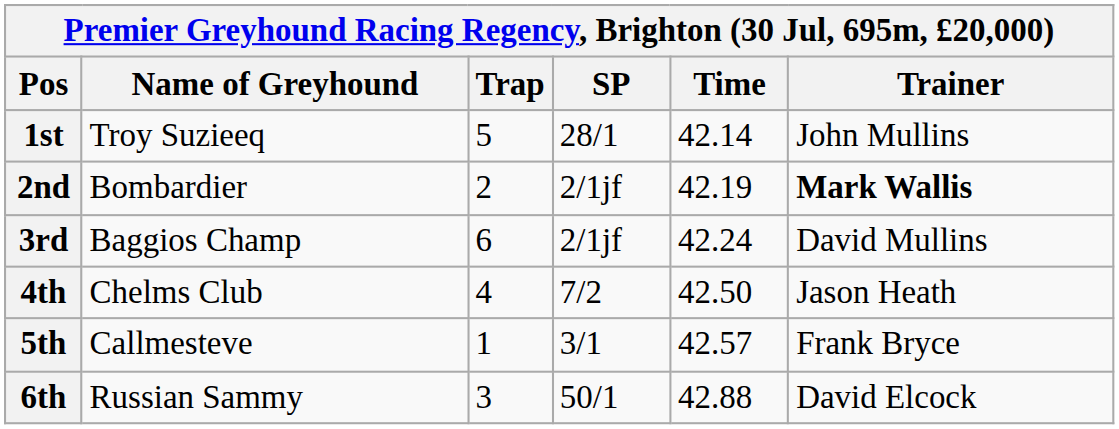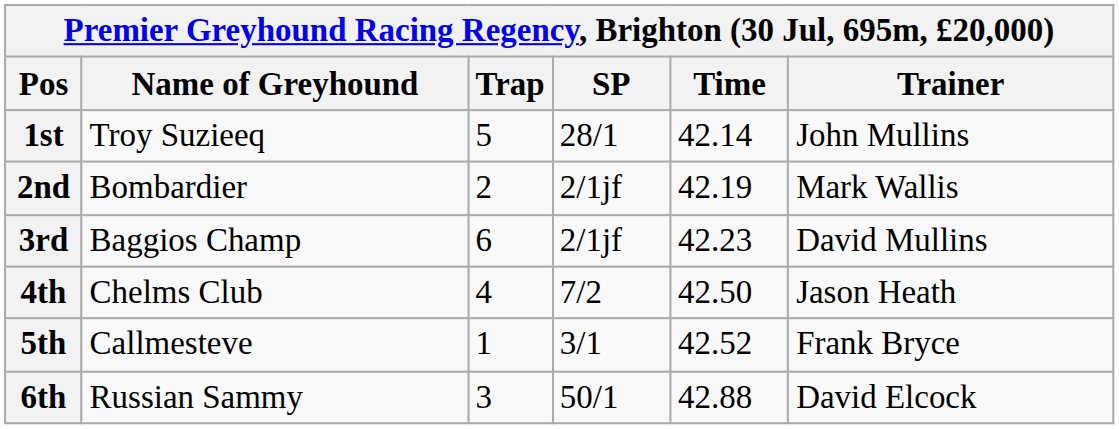(884, 187) bold -> (877, 187) normal
(715, 239) 42.24 -> (715, 239) 42.23
(715, 344) 42.57 -> (715, 344) 42.52
